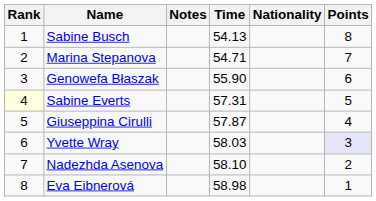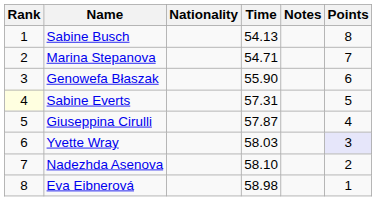columns swapped: (287, 15) <-> (188, 15)
